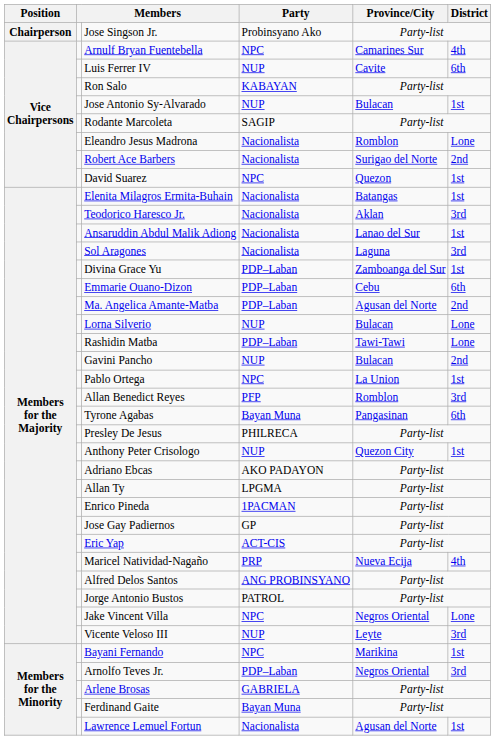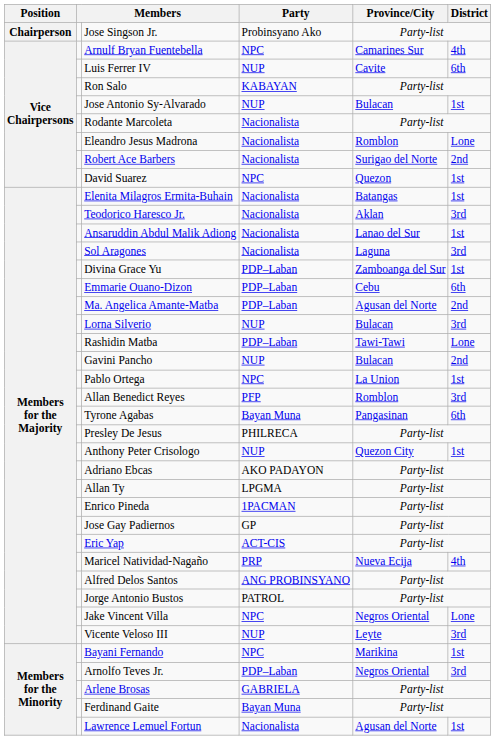(258, 123) SAGIP -> (270, 123) Nacionalista
(463, 324) Lone -> (459, 324) 3rd
